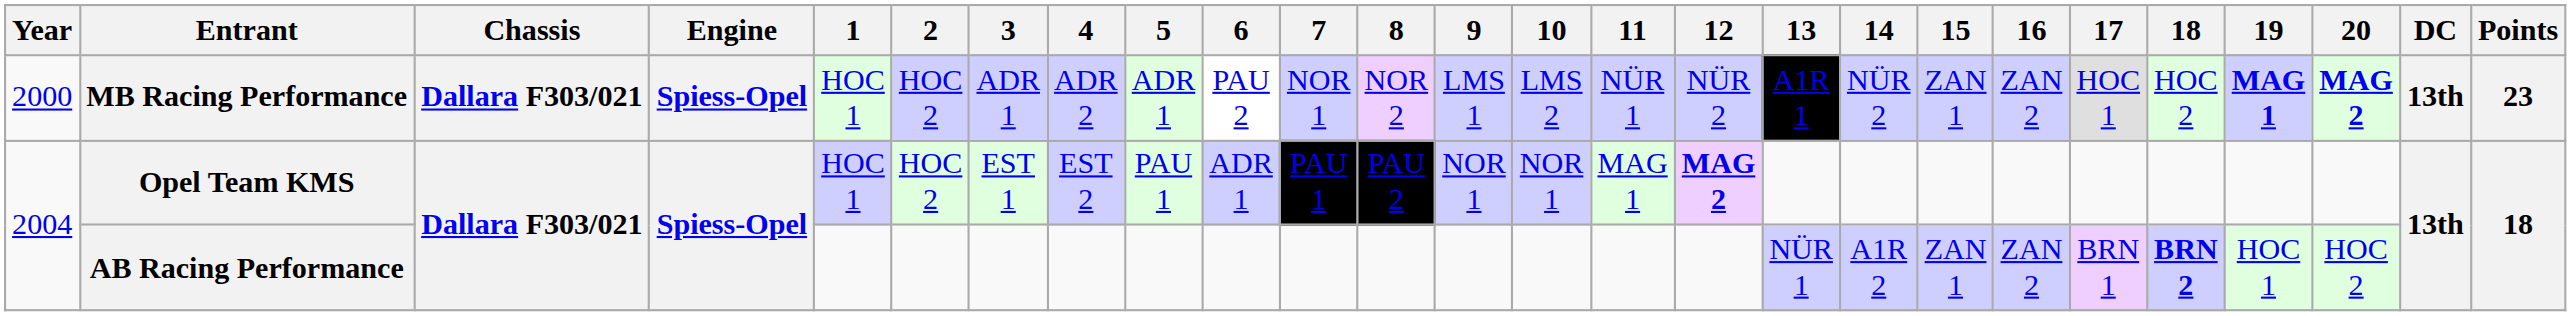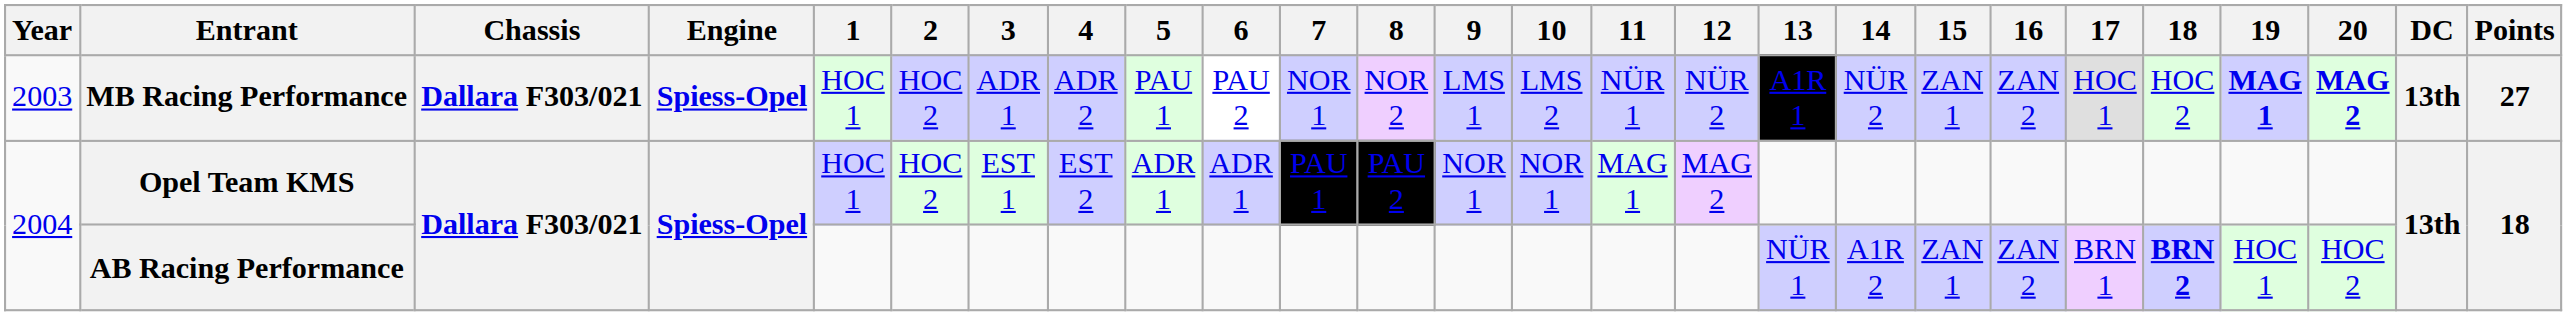(42, 97) 2000 -> (42, 97) 2003
(1163, 97) ADR 1 -> (1163, 97) PAU 1
(2518, 97) 23 -> (2515, 97) 27
(1163, 182) PAU 1 -> (1163, 182) ADR 1
(1719, 182) bold -> (1717, 182) normal
